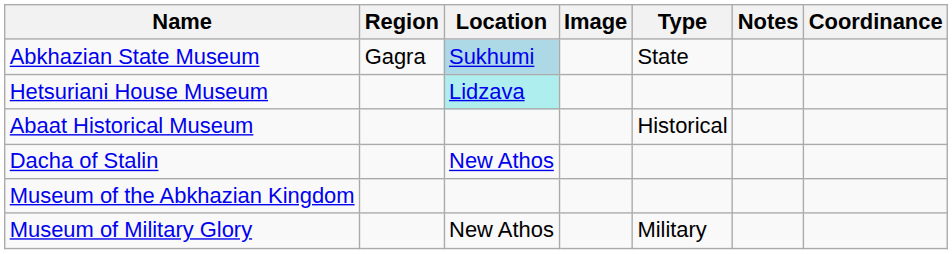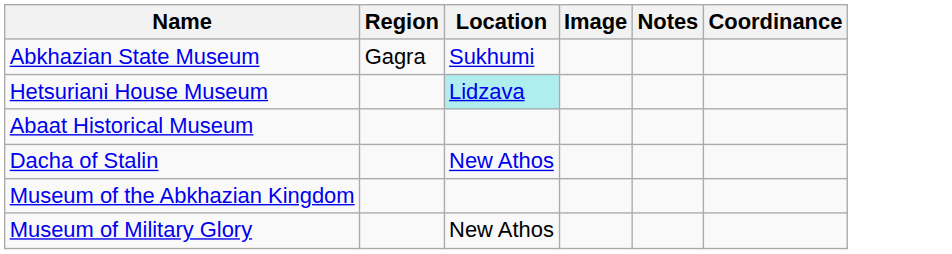- column: (682, 21)
(492, 56) lightblue background -> (492, 56) no background
